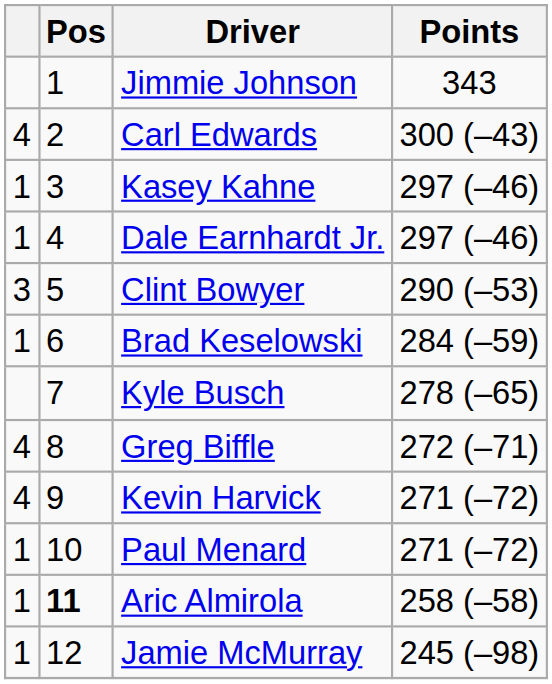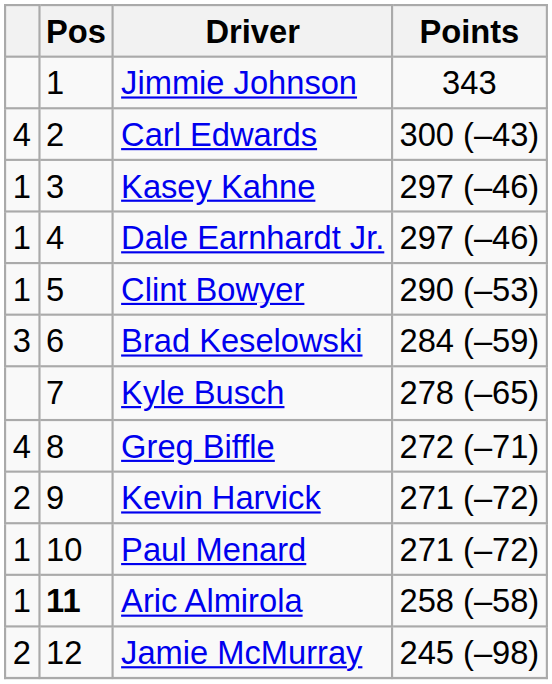(22, 290) 3 -> (22, 290) 1
(22, 342) 1 -> (22, 342) 3
(22, 497) 4 -> (22, 497) 2
(22, 652) 1 -> (22, 652) 2
